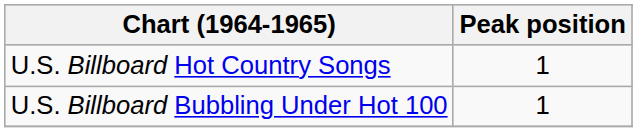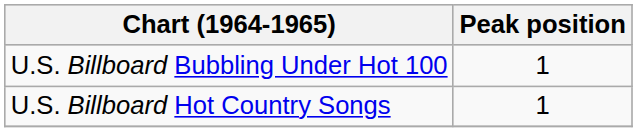rows swapped: (201, 65) <-> (229, 106)
